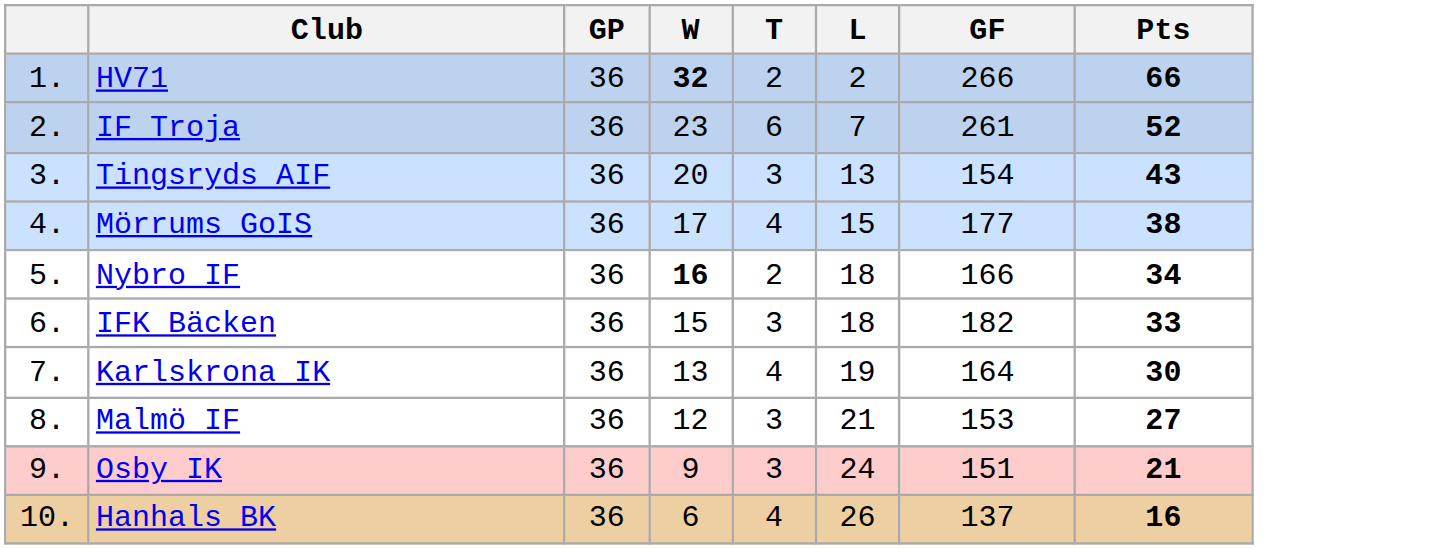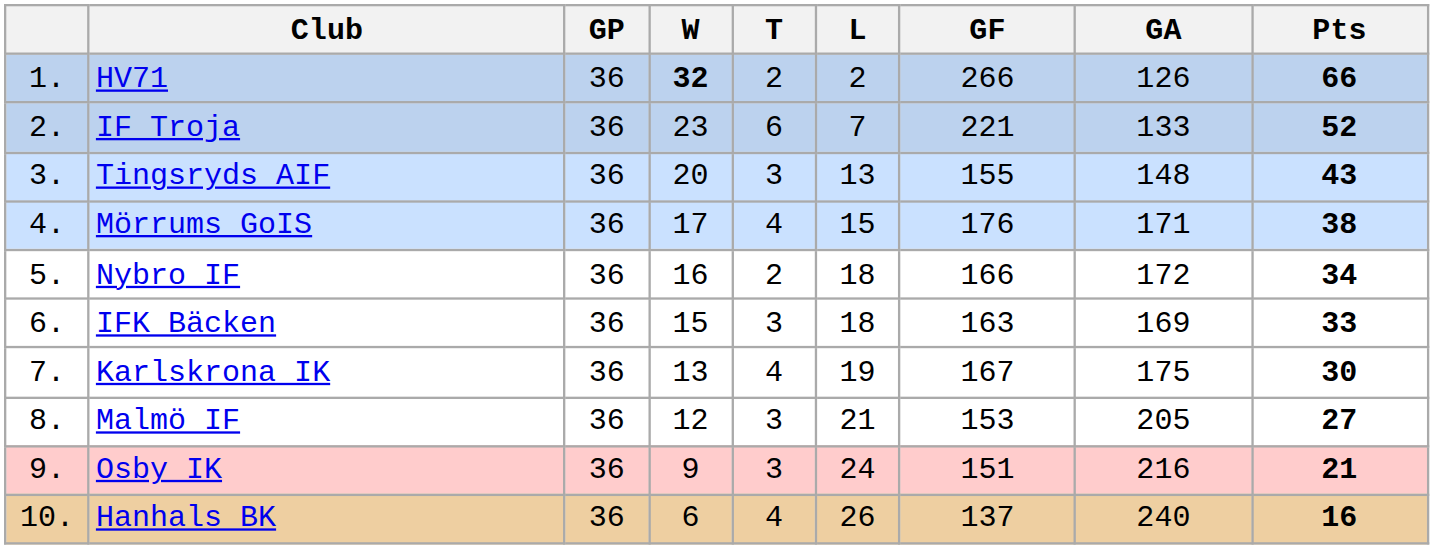+ column: (1163, 30)
(987, 128) 261 -> (987, 128) 221
(987, 176) 154 -> (987, 176) 155
(987, 225) 177 -> (987, 225) 176
(690, 274) bold -> (690, 274) normal
(987, 323) 182 -> (987, 323) 163
(987, 372) 164 -> (987, 372) 167
